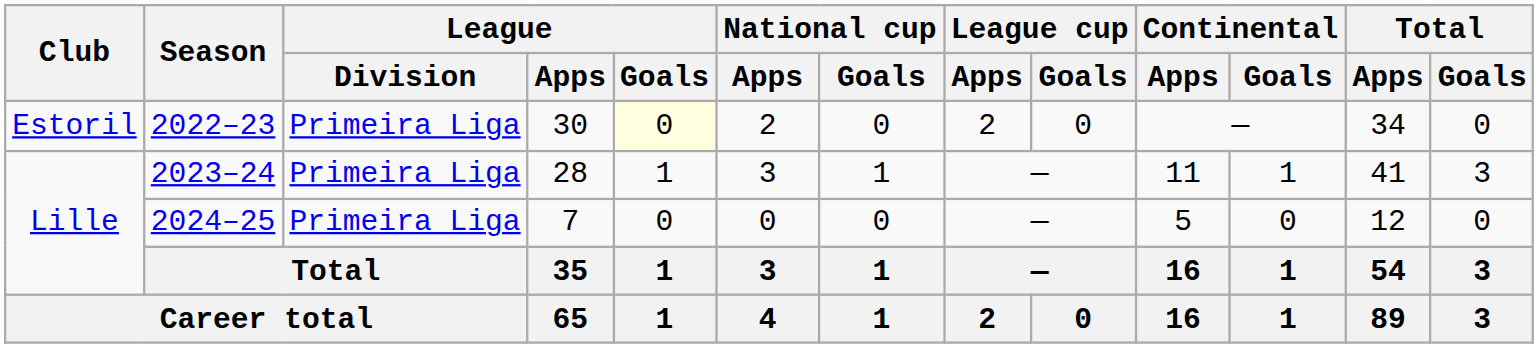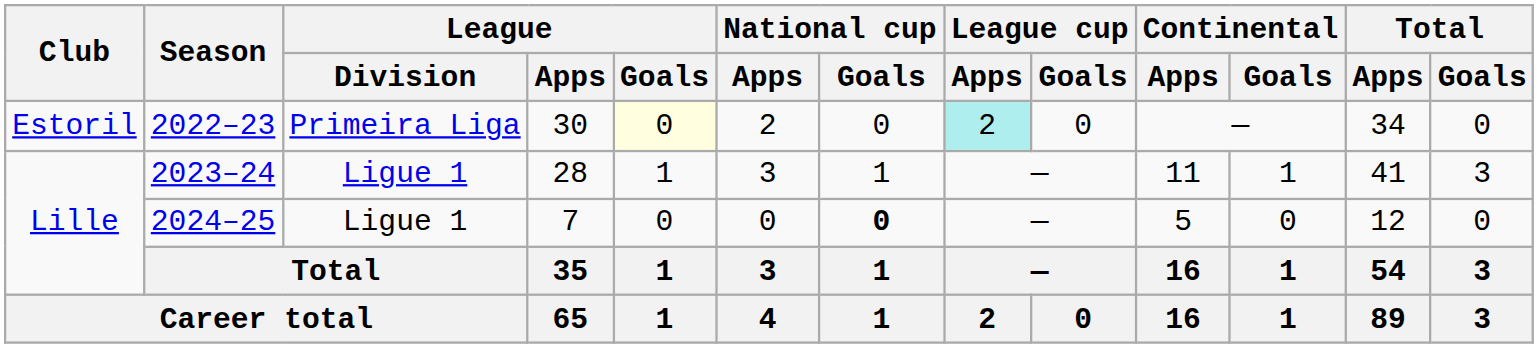(987, 126) no background -> (987, 126) paleturquoise background
(405, 174) Primeira Liga -> (405, 174) Ligue 1
(405, 223) Primeira Liga -> (405, 223) Ligue 1
(881, 223) normal -> (881, 223) bold
